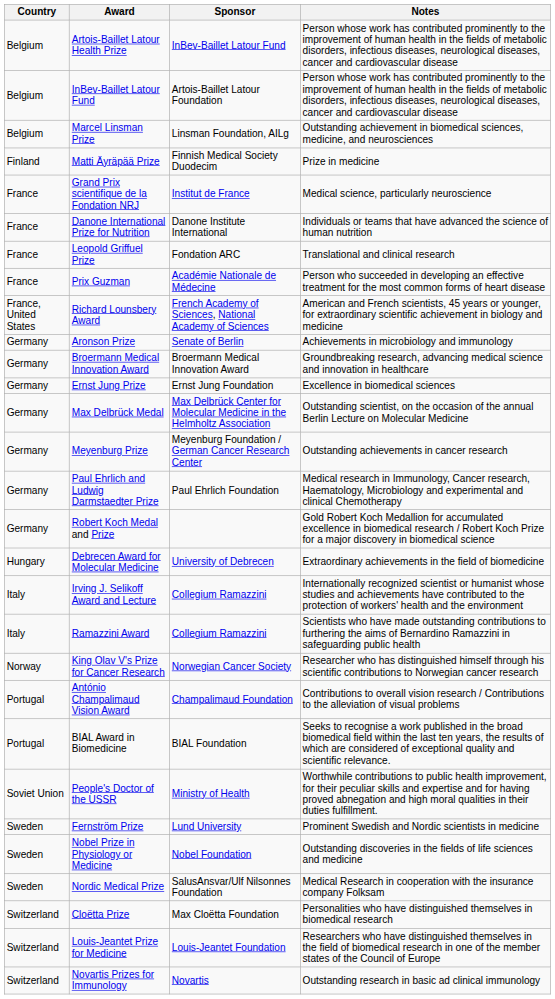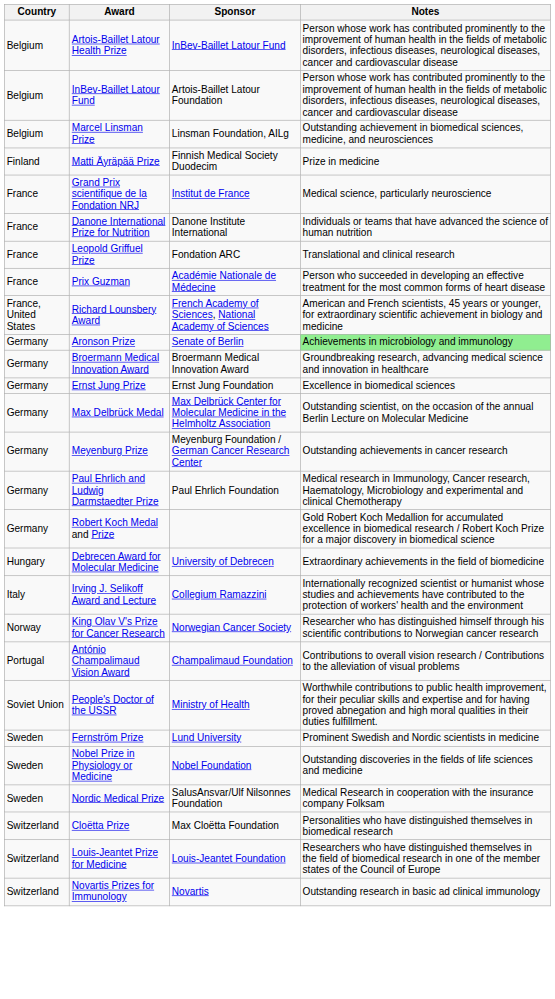(408, 342) no background -> (408, 342) lightgreen background
- row: (111, 633)
- row: (103, 744)
